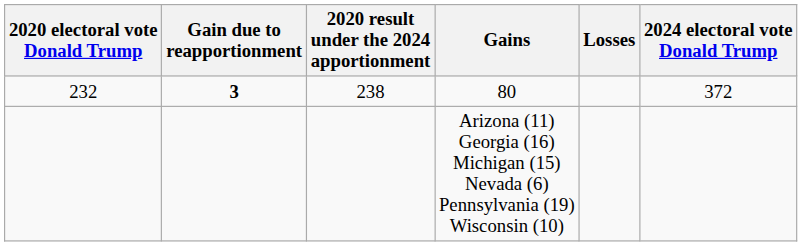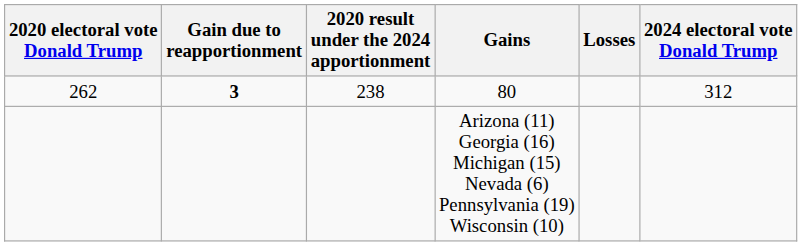(83, 91) 232 -> (83, 91) 262
(718, 91) 372 -> (718, 91) 312
